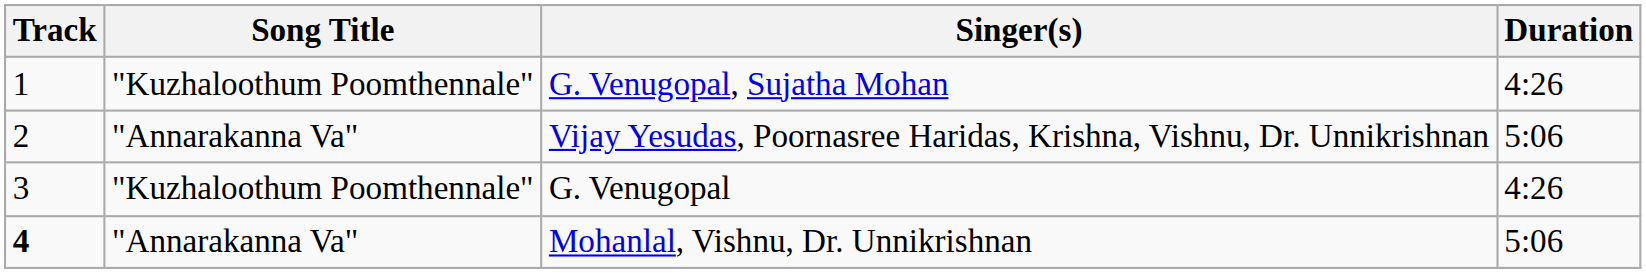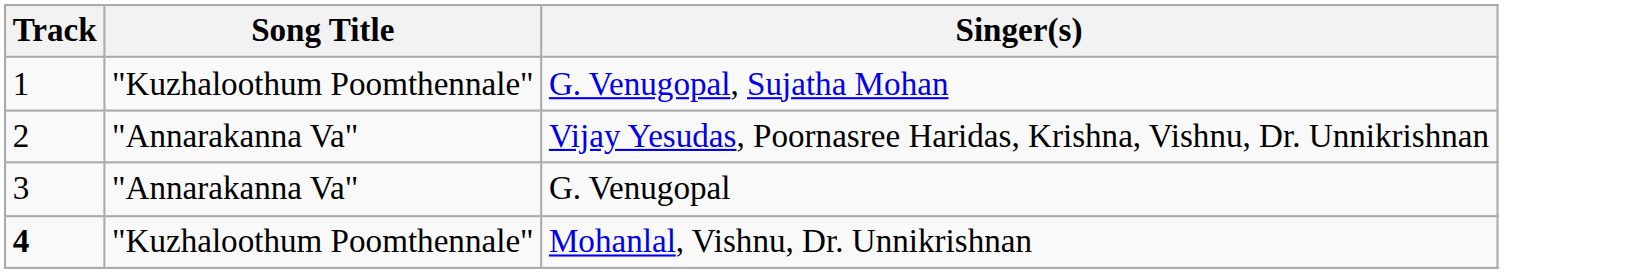- column: (1569, 30)
(323, 188) "Kuzhaloothum Poomthennale" -> (235, 188) "Annarakanna Va"
(235, 240) "Annarakanna Va" -> (323, 240) "Kuzhaloothum Poomthennale"
